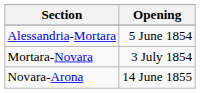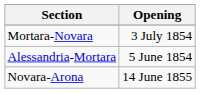rows swapped: (62, 35) <-> (50, 56)
